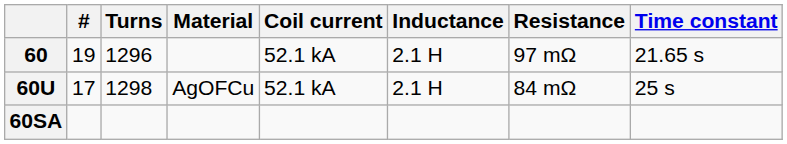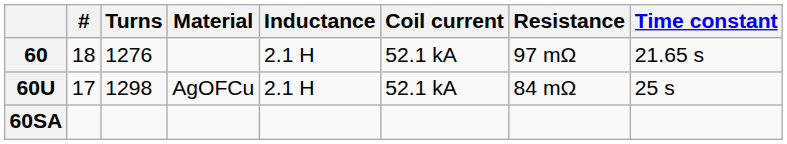columns swapped: (323, 21) <-> (448, 21)
(84, 54) 19 -> (84, 54) 18
(129, 54) 1296 -> (129, 54) 1276
